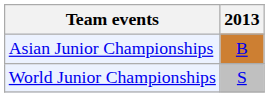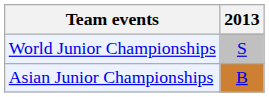rows swapped: (111, 48) <-> (112, 77)
